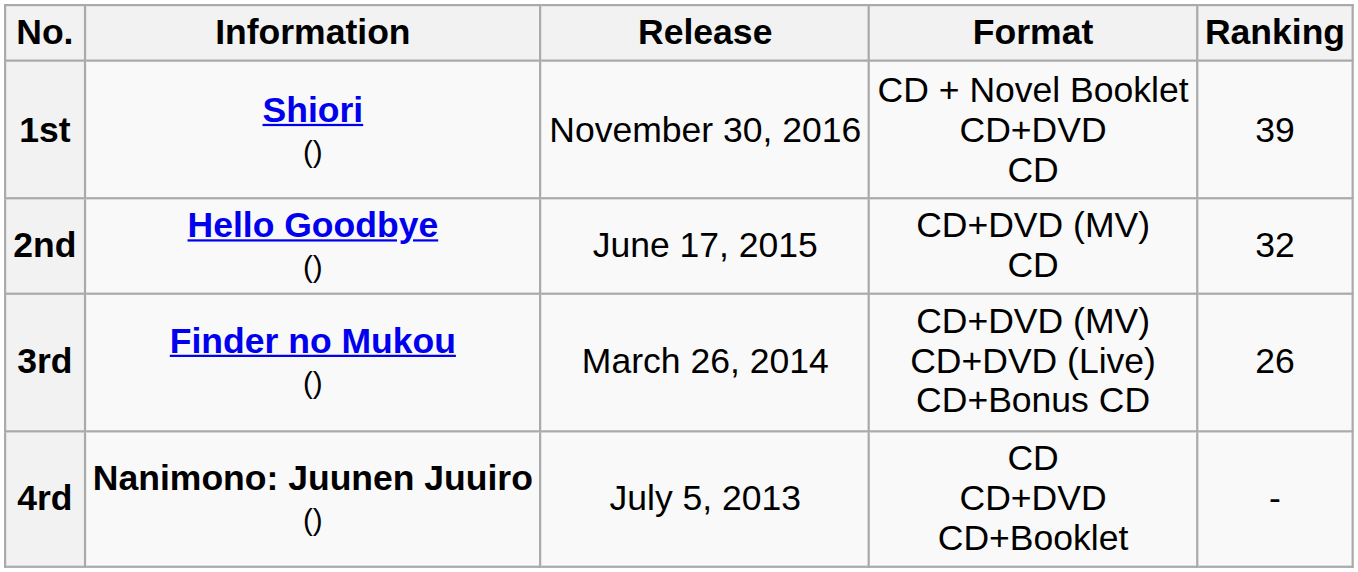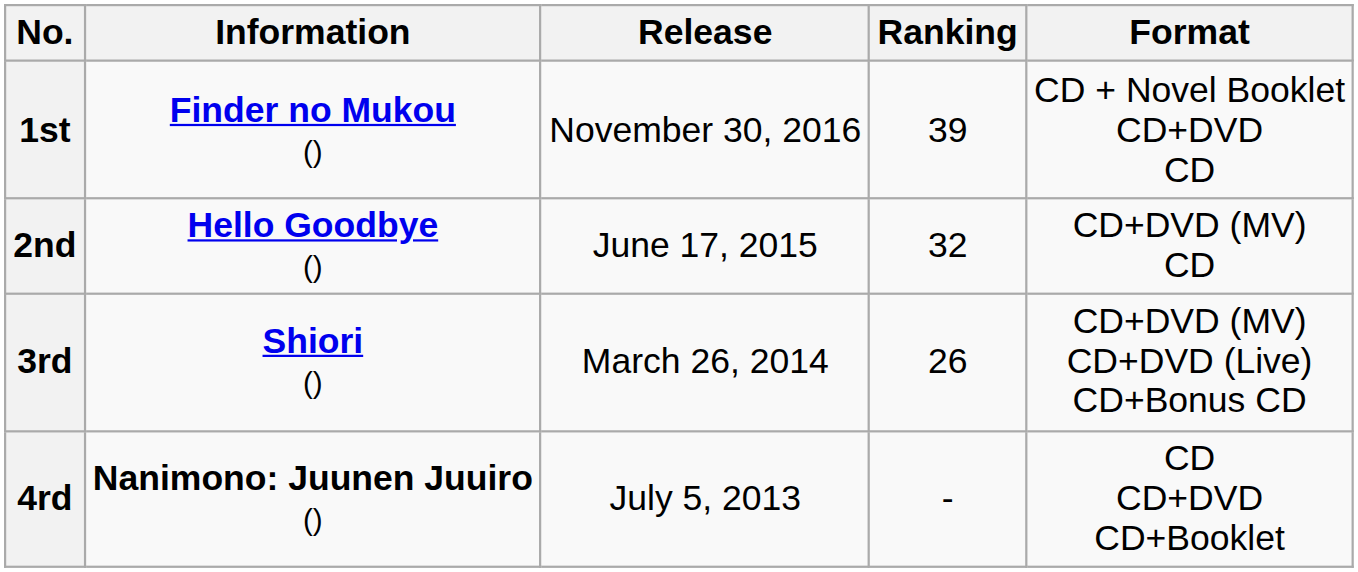columns swapped: (1033, 32) <-> (1275, 32)
(313, 128) Shiori () -> (313, 128) Finder no Mukou ()
(313, 361) Finder no Mukou () -> (313, 361) Shiori ()
